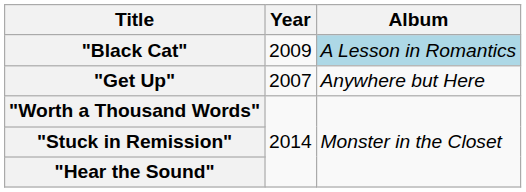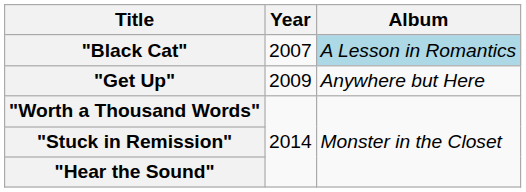(290, 50) 2009 -> (290, 50) 2007
(290, 80) 2007 -> (290, 80) 2009
